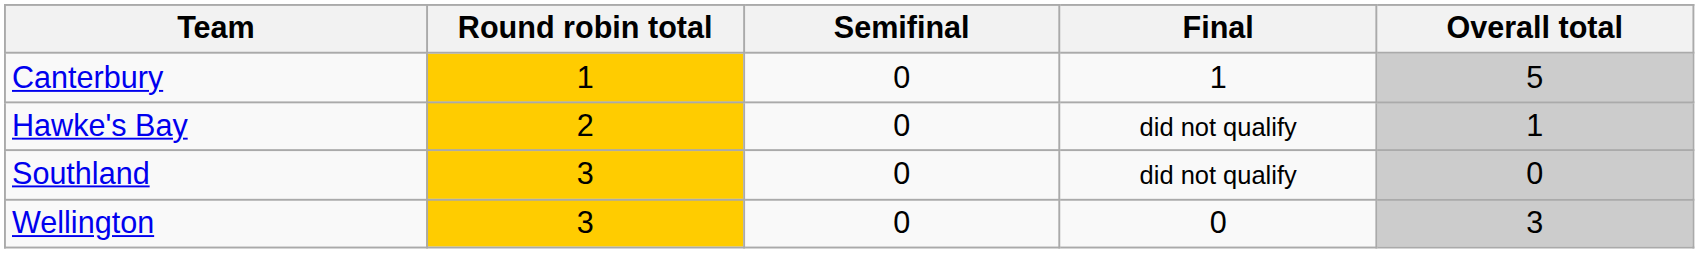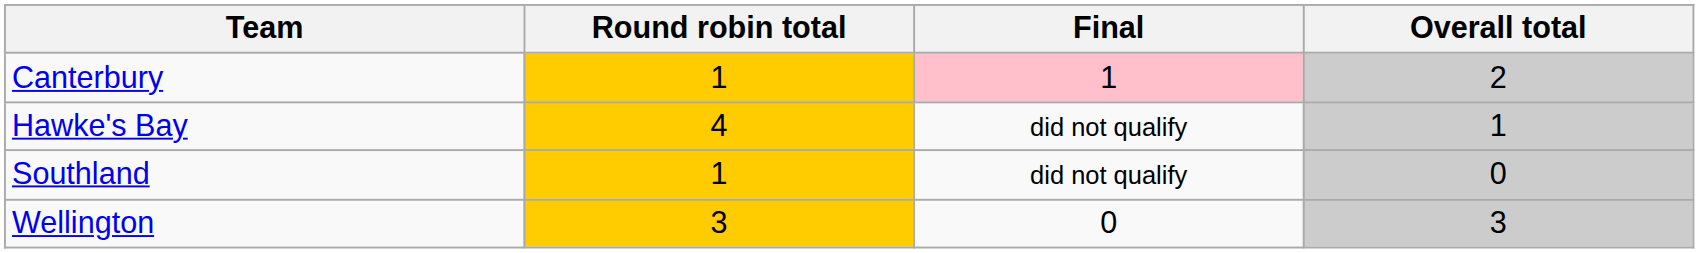- column: (902, 28)
(1218, 77) no background -> (1109, 77) pink background
(1535, 77) 5 -> (1498, 77) 2
(585, 125) 2 -> (719, 125) 4
(585, 174) 3 -> (719, 174) 1
